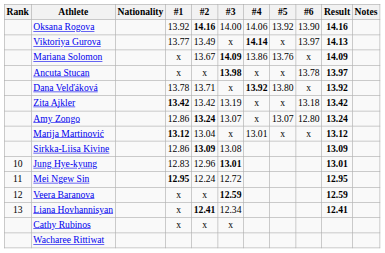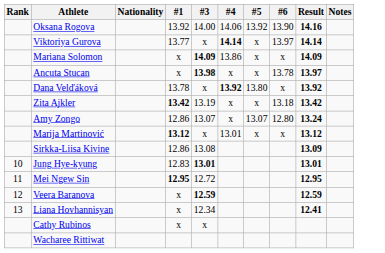- column: (205, 12)
(337, 42) 14.13 -> (311, 42) 14.14
(283, 57) 13.76 -> (257, 57) x
